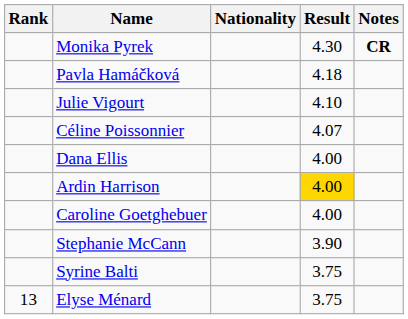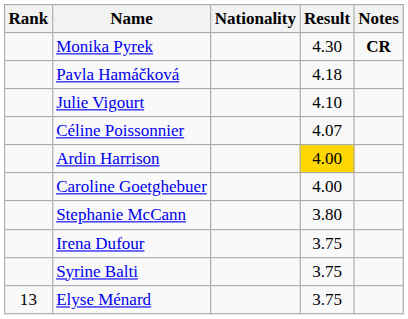- row: (92, 159)
(327, 243) 3.90 -> (327, 215) 3.80
+ row: (100, 243)
